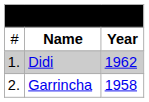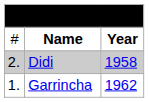(14, 62) 1. -> (14, 62) 2.
(121, 62) 1962 -> (121, 62) 1958
(14, 85) 2. -> (14, 85) 1.
(121, 85) 1958 -> (121, 85) 1962
